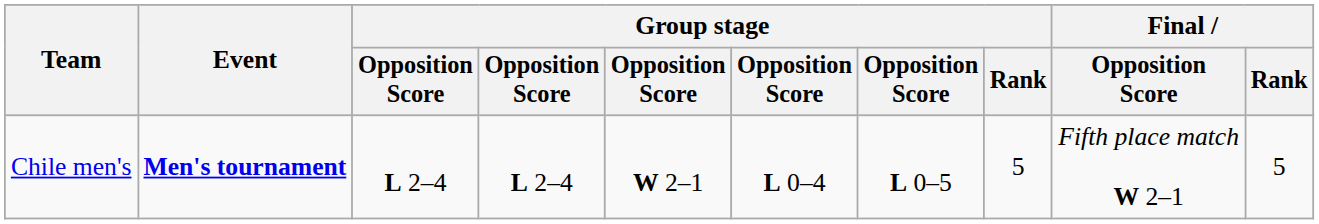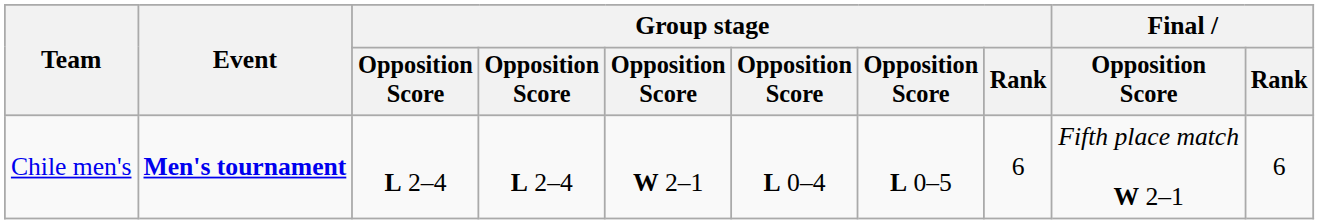(1018, 167) 5 -> (1018, 167) 6
(1279, 167) 5 -> (1279, 167) 6
